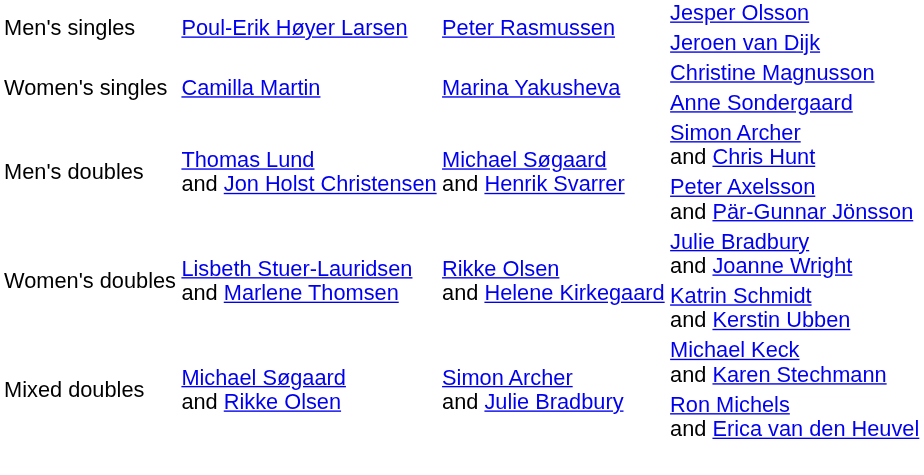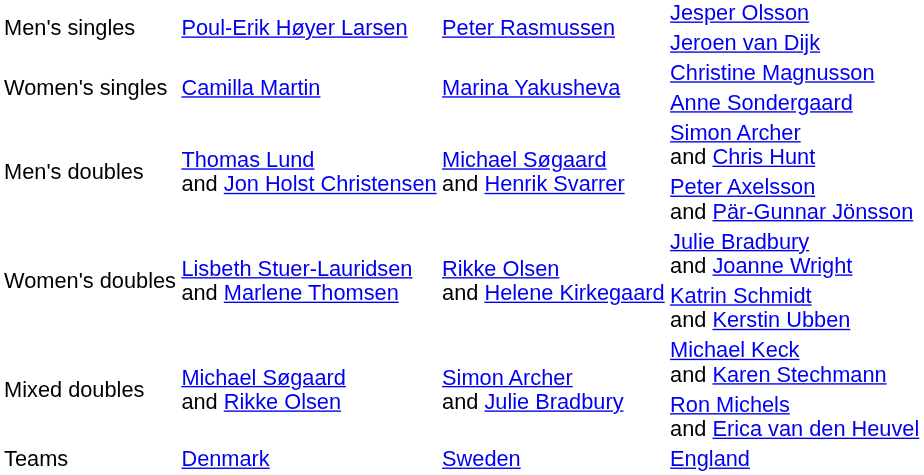+ row: (710, 459)
